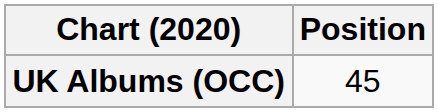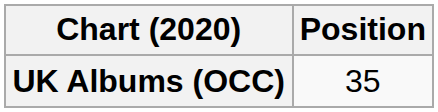(363, 80) 45 -> (363, 80) 35
